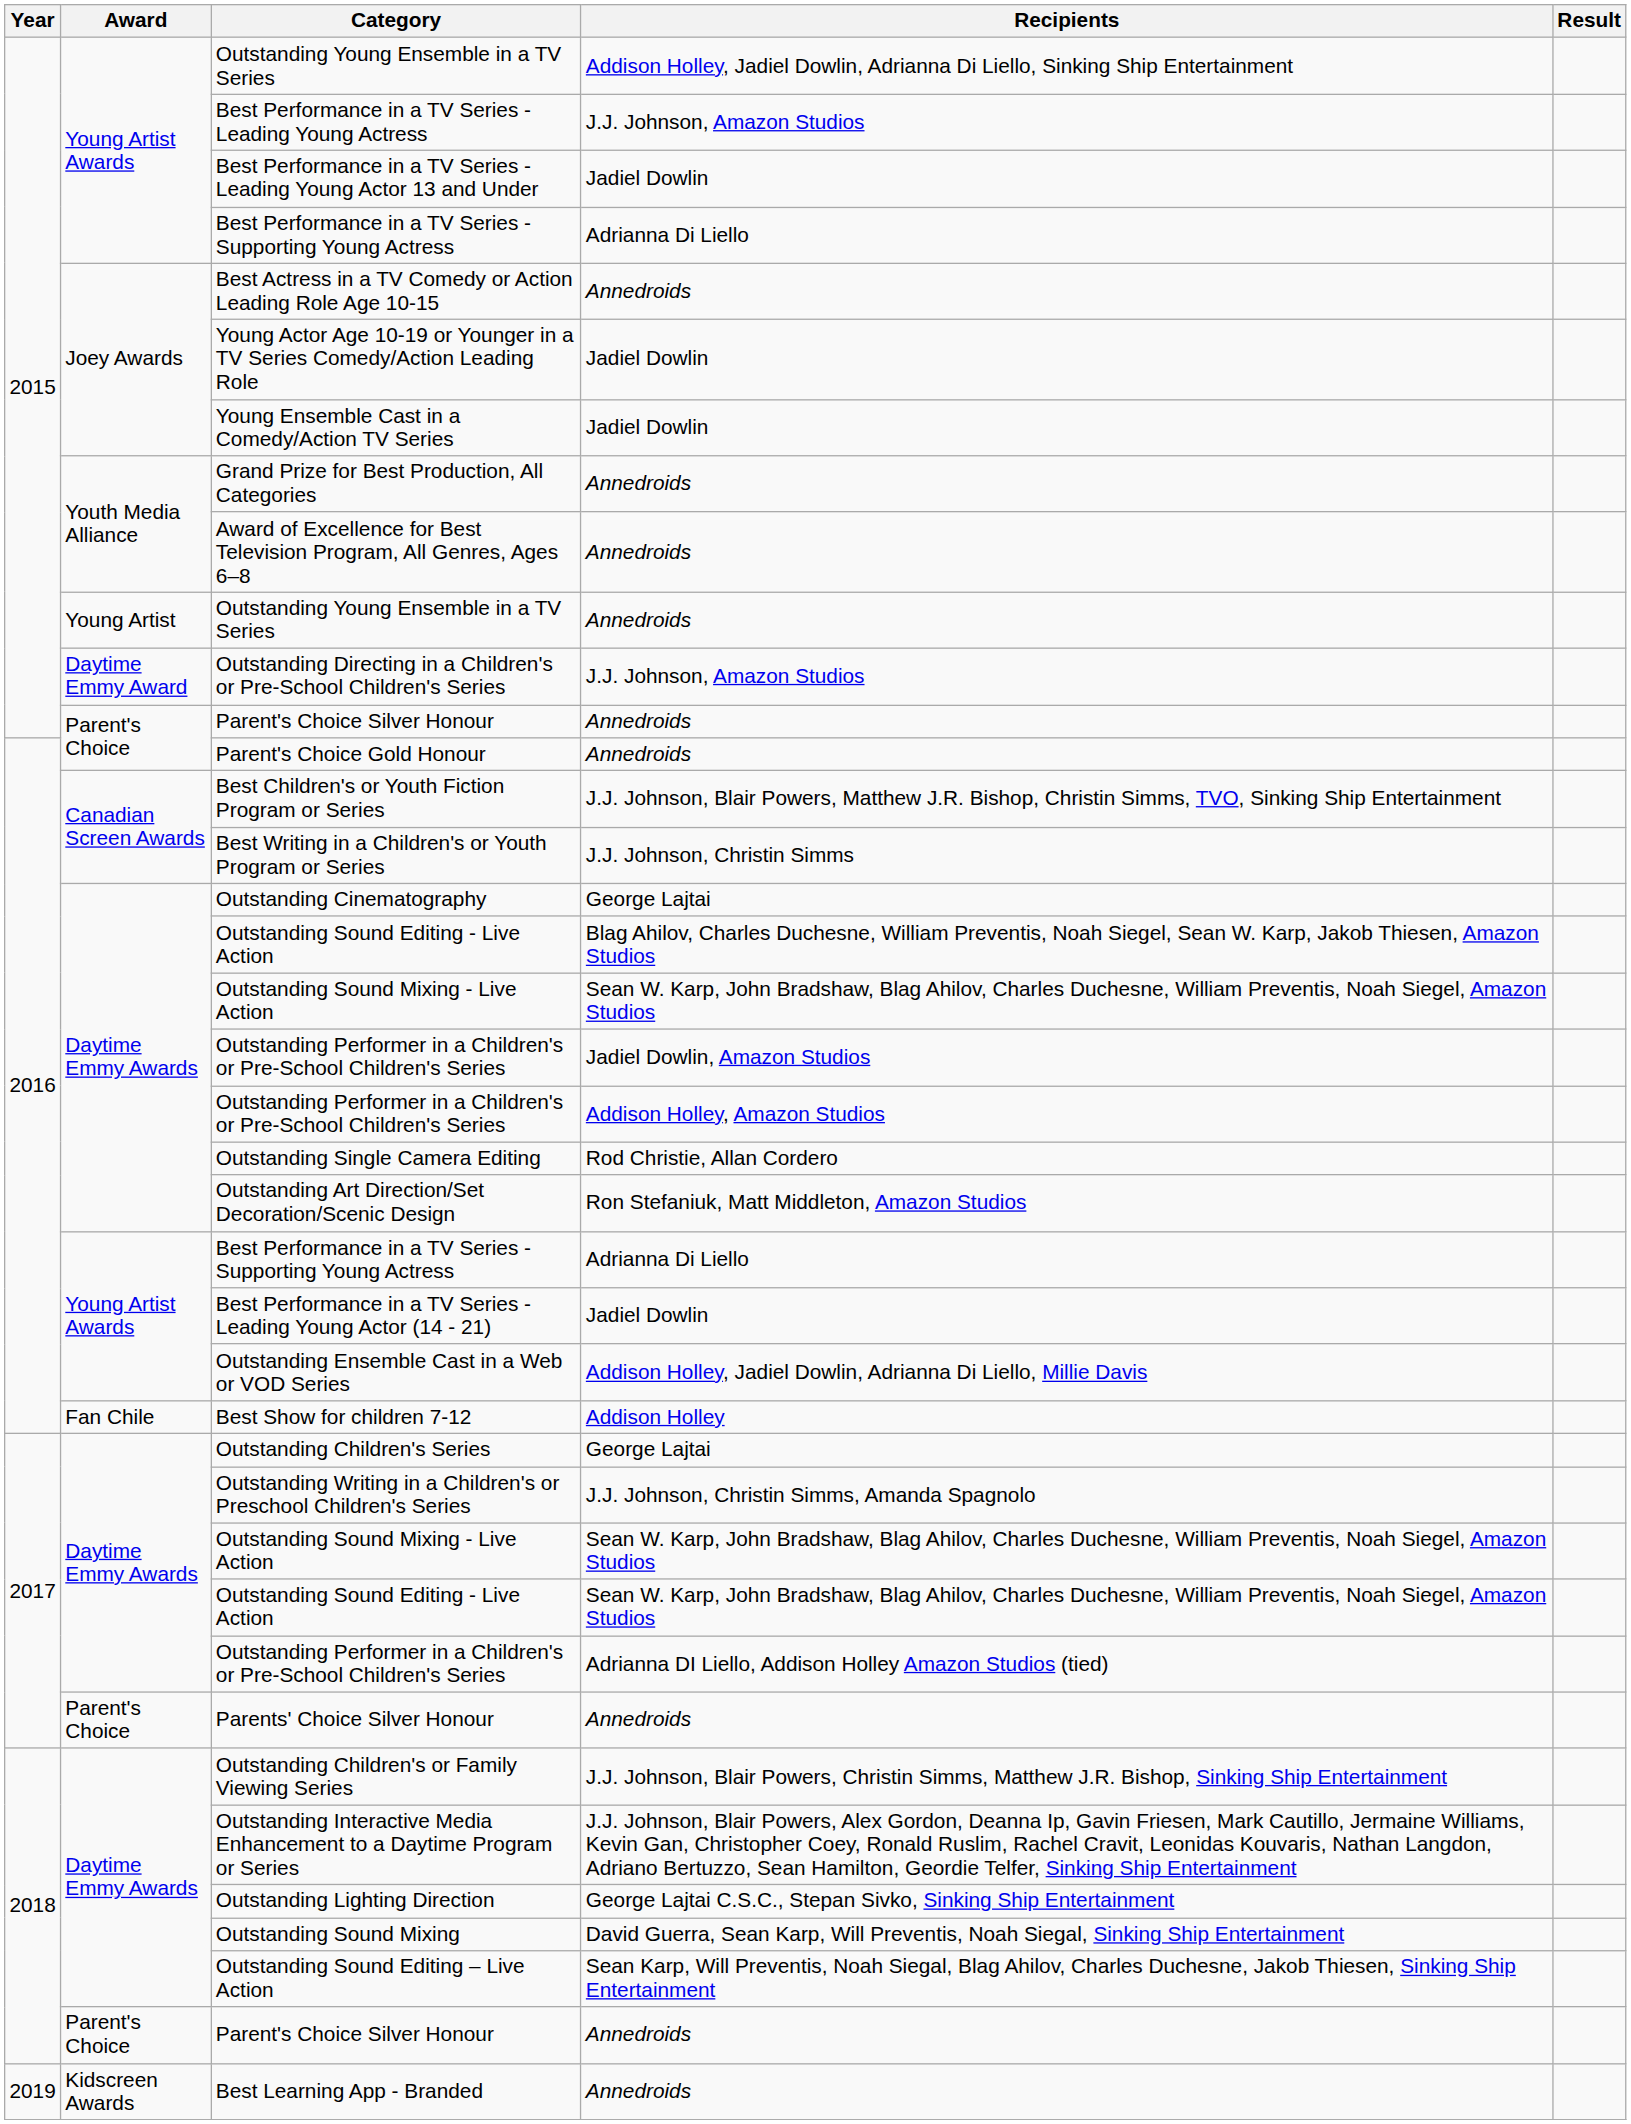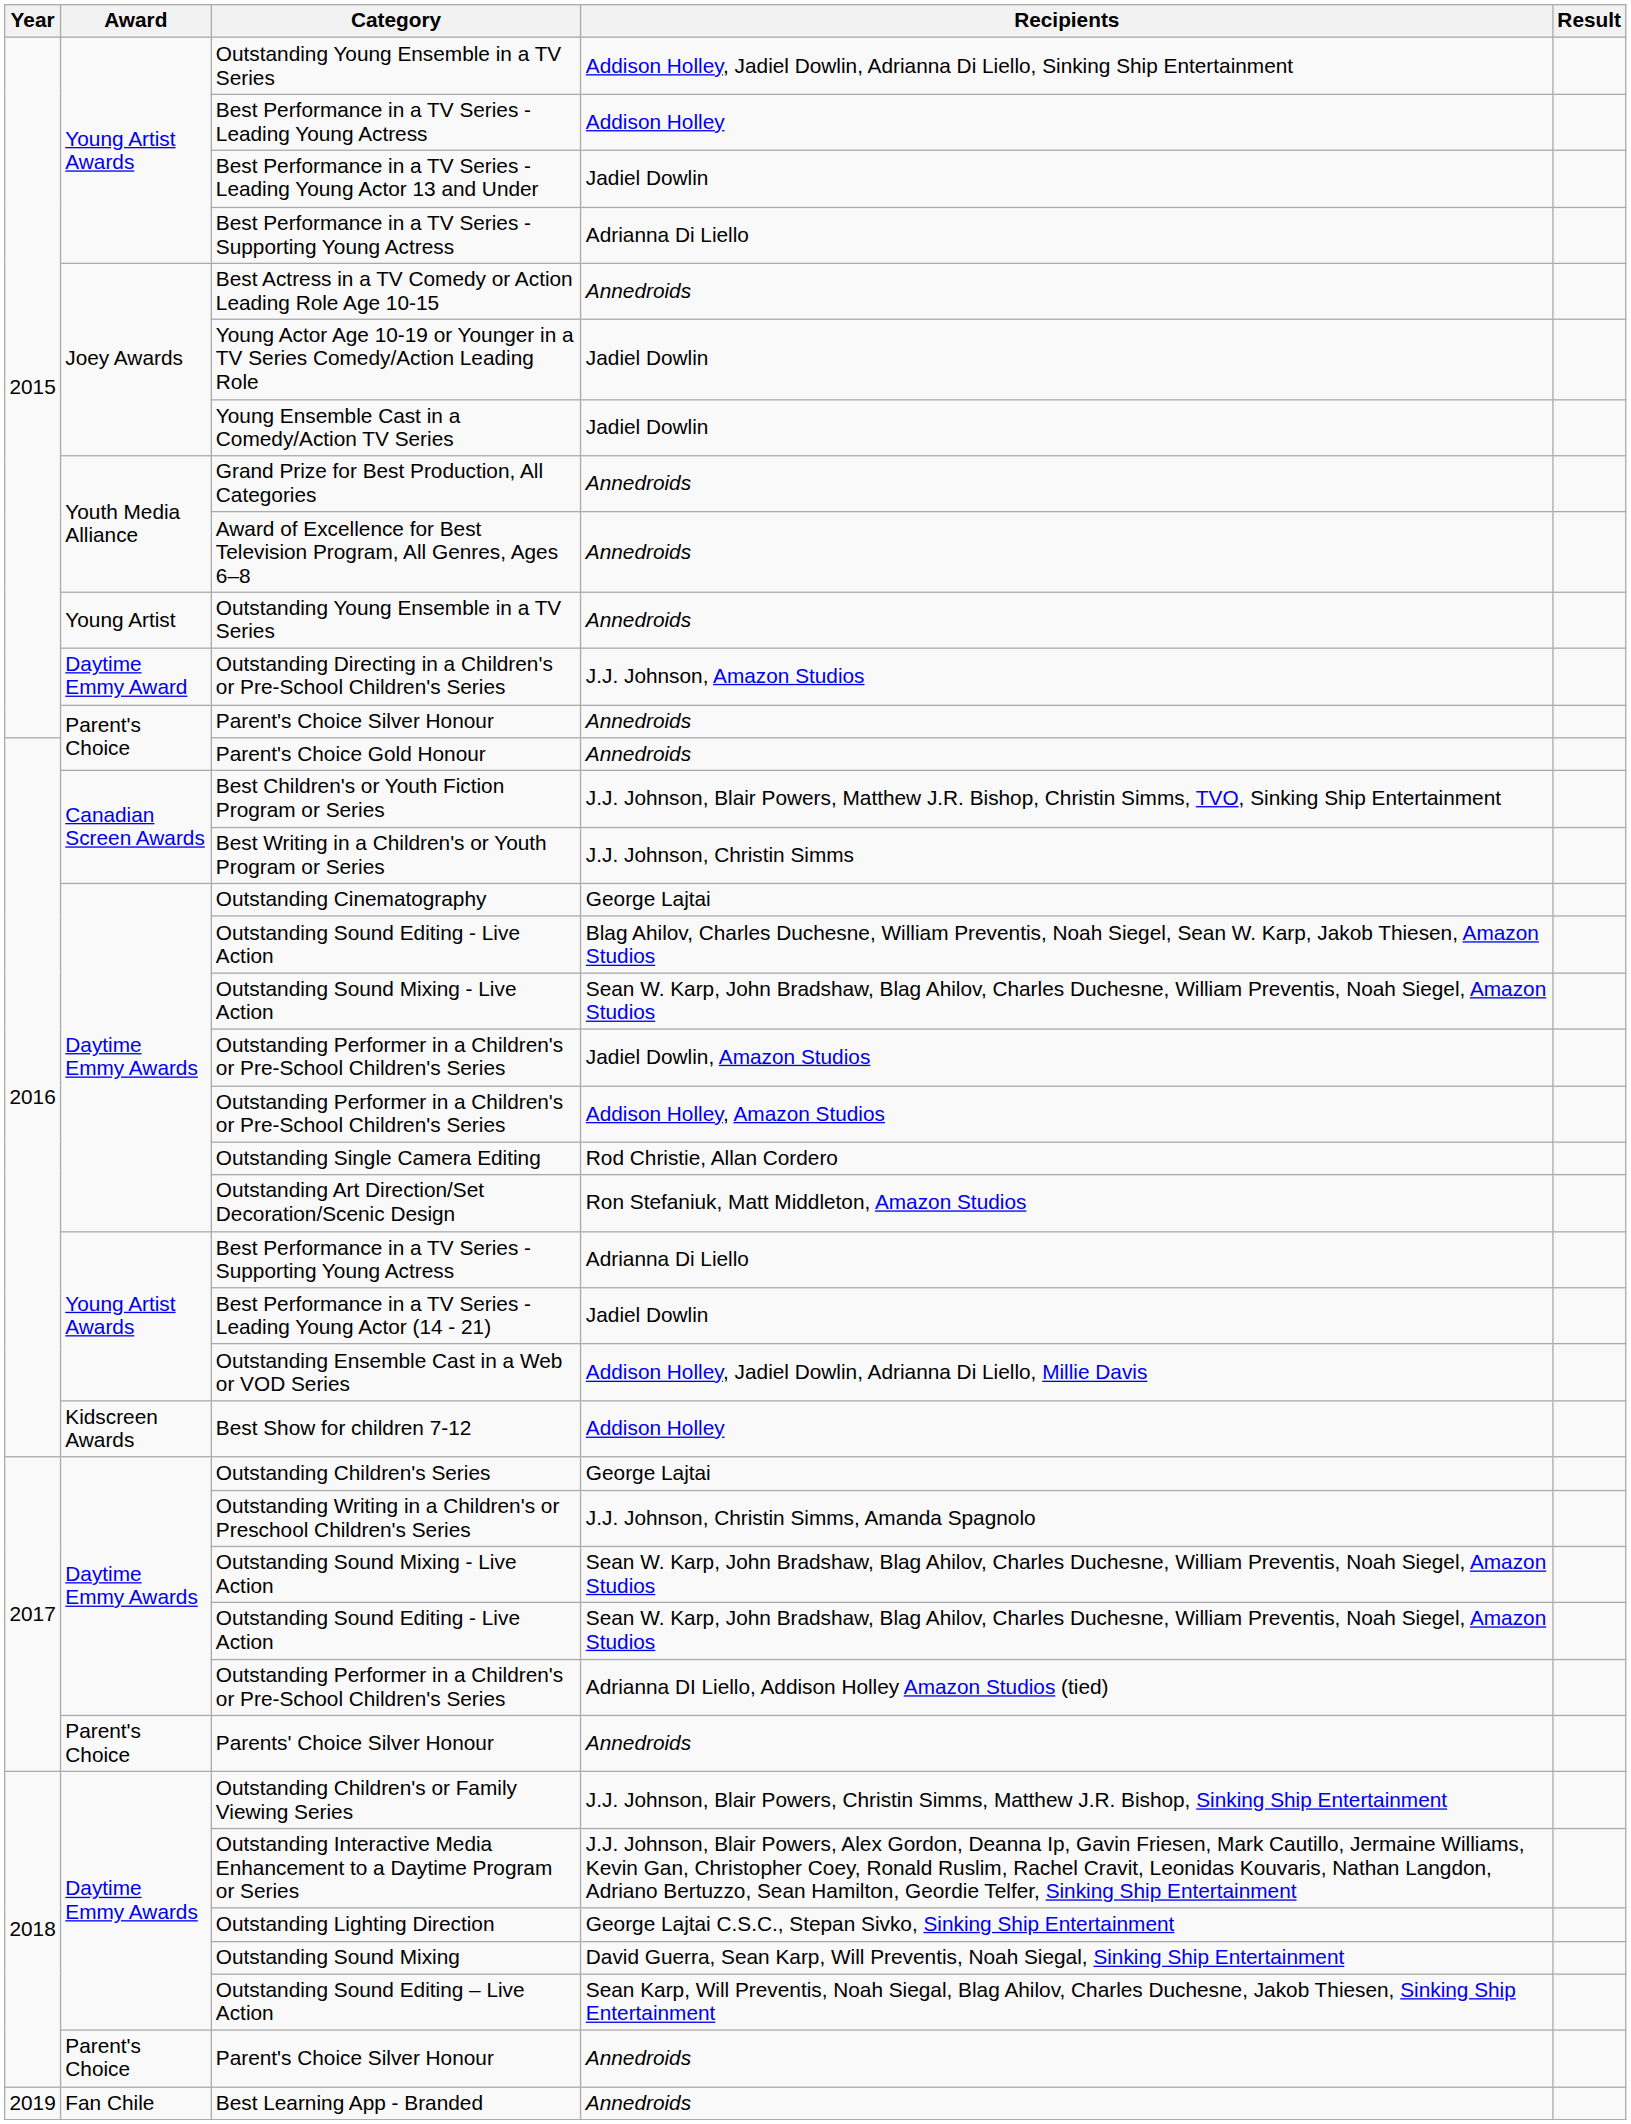(725, 122) J.J. Johnson, Amazon Studios -> (655, 122) Addison Holley
(110, 1416) Fan Chile -> (112, 1428) Kidscreen Awards
(112, 2091) Kidscreen Awards -> (110, 2103) Fan Chile
